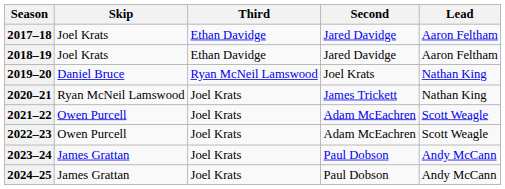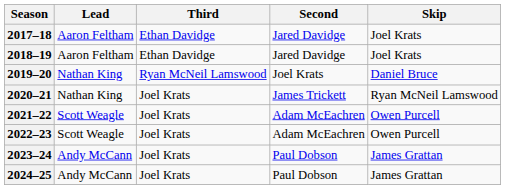columns swapped: (121, 14) <-> (460, 14)
